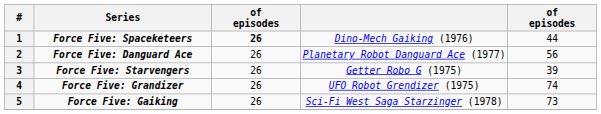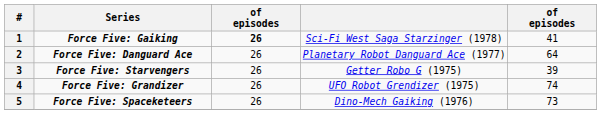(123, 39) Force Five: Spaceketeers -> (123, 39) Force Five: Gaiking
(404, 39) Dino-Mech Gaiking (1976) -> (404, 39) Sci-Fi West Saga Starzinger (1978)
(552, 39) 44 -> (552, 39) 41
(552, 55) 56 -> (552, 55) 64
(123, 102) Force Five: Gaiking -> (123, 102) Force Five: Spaceketeers
(404, 102) Sci-Fi West Saga Starzinger (1978) -> (404, 102) Dino-Mech Gaiking (1976)
